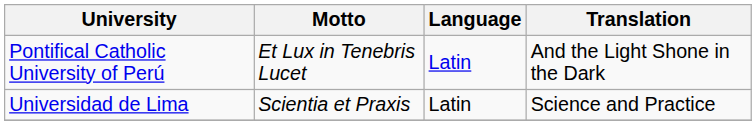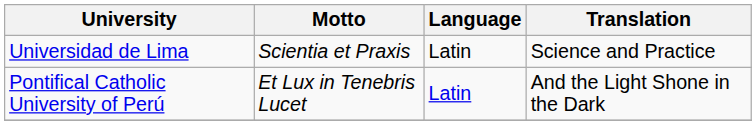rows swapped: (87, 62) <-> (99, 104)
